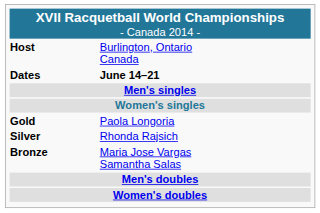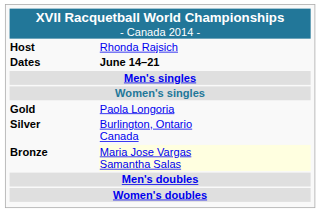(146, 53) Burlington, Ontario Canada -> (139, 47) Rhonda Rajsich
(139, 136) Rhonda Rajsich -> (146, 130) Burlington, Ontario Canada
(146, 158) no background -> (146, 158) lightyellow background
